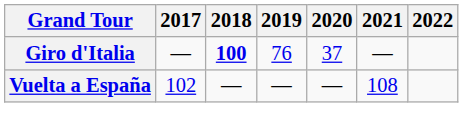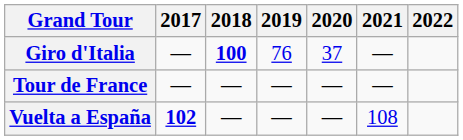+ row: (80, 85)
(181, 85) normal -> (181, 118) bold
